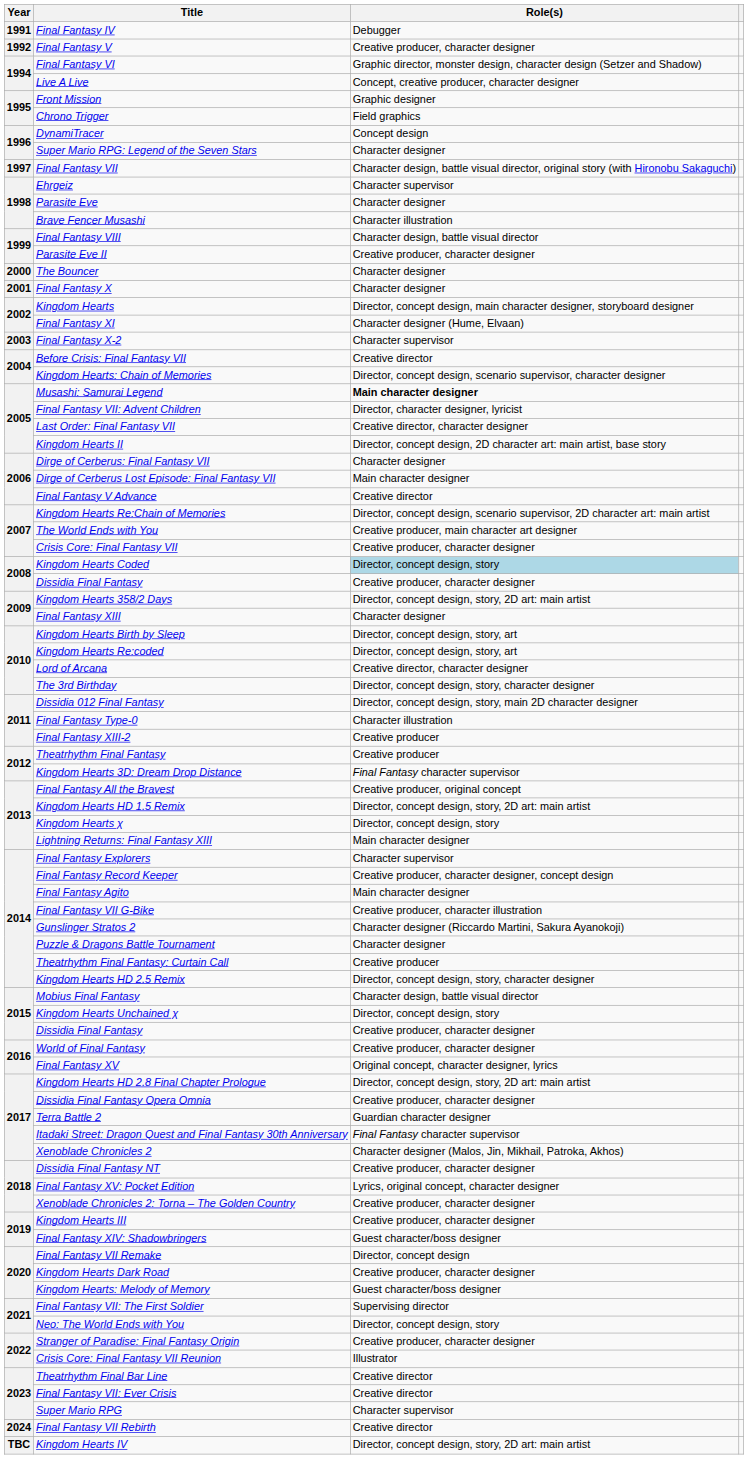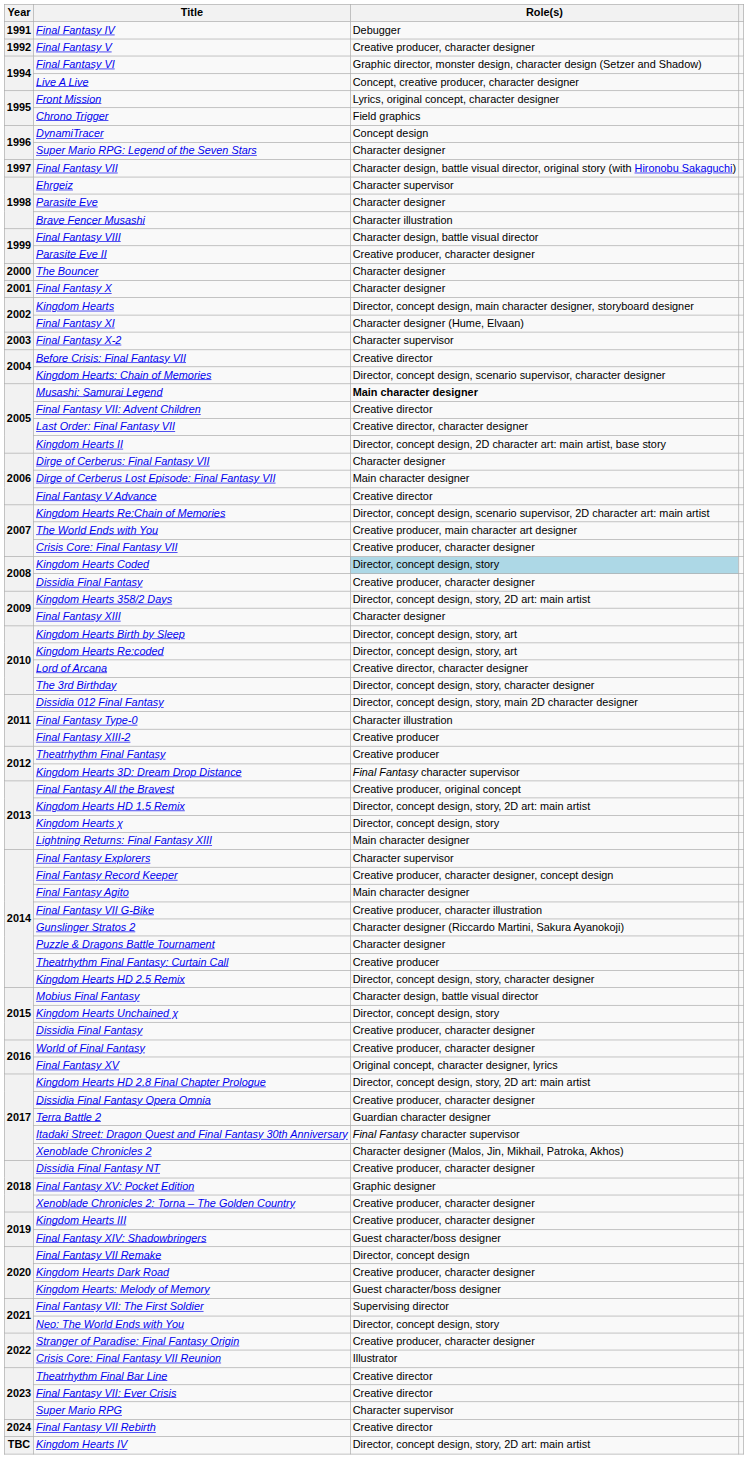(394, 99) Graphic designer -> (456, 99) Lyrics, original concept, character designer
(437, 409) Director, character designer, lyricist -> (393, 409) Creative director
(456, 1186) Lyrics, original concept, character designer -> (394, 1186) Graphic designer
